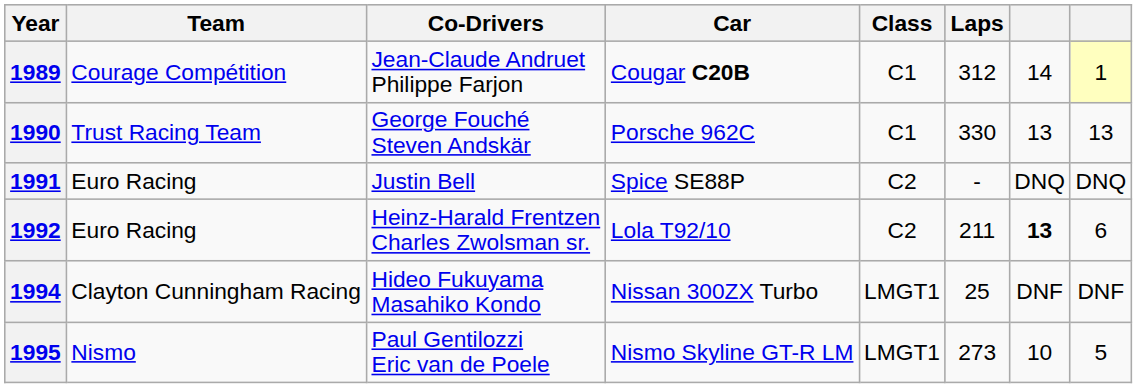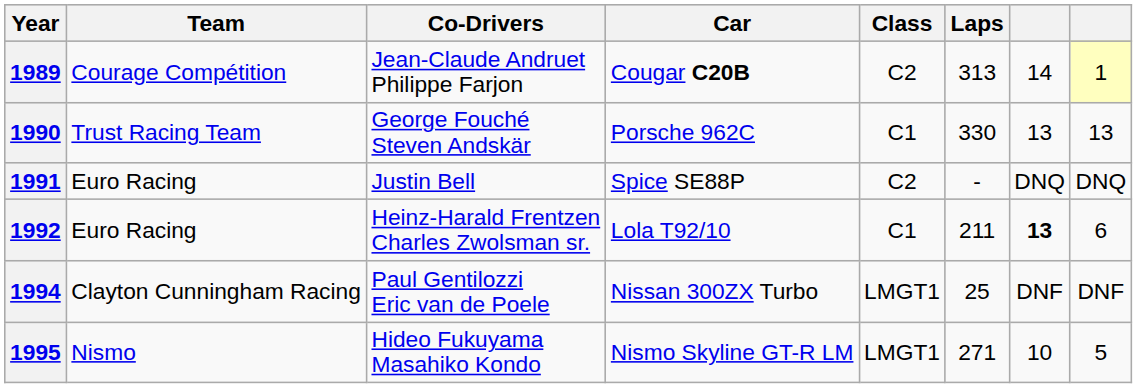(902, 72) C1 -> (902, 72) C2
(977, 72) 312 -> (977, 72) 313
(902, 230) C2 -> (902, 230) C1
(457, 291) Hideo Fukuyama Masahiko Kondo -> (461, 291) Paul Gentilozzi Eric van de Poele
(461, 353) Paul Gentilozzi Eric van de Poele -> (457, 353) Hideo Fukuyama Masahiko Kondo
(977, 353) 273 -> (977, 353) 271
